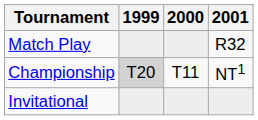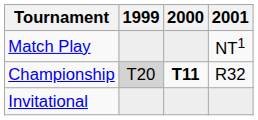(230, 44) R32 -> (230, 46) NT1
(186, 72) normal -> (186, 74) bold
(230, 72) NT1 -> (230, 74) R32
